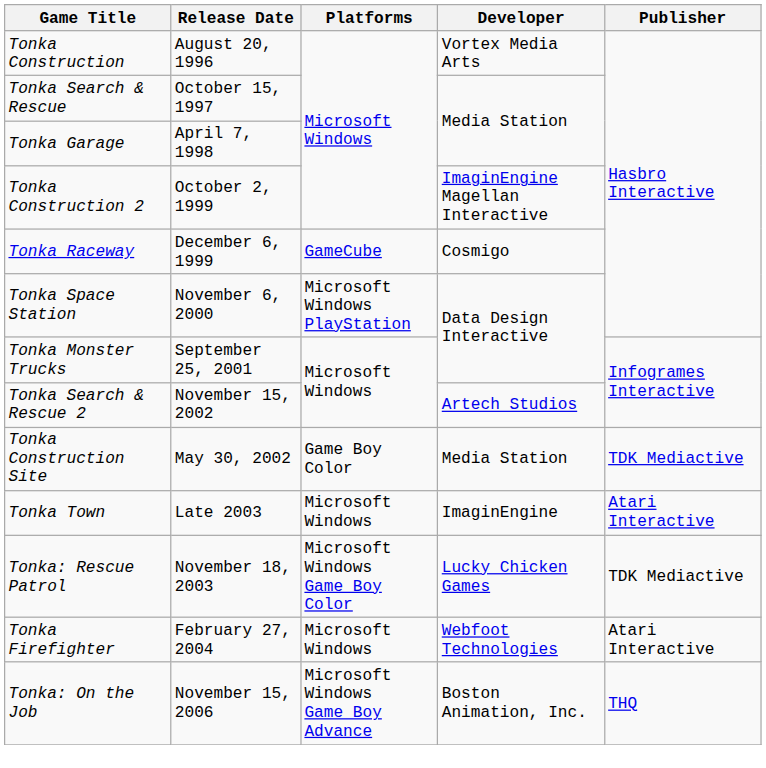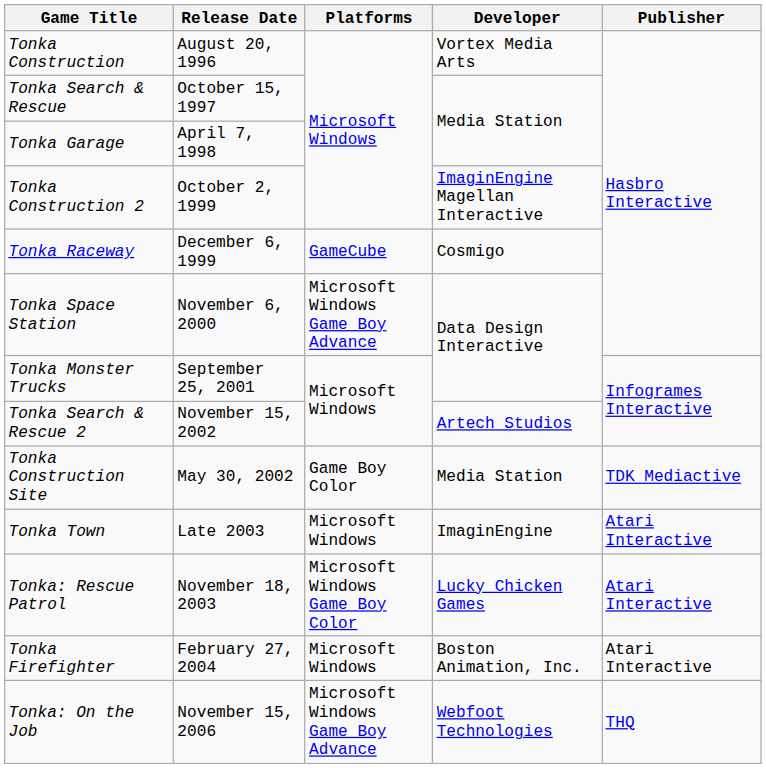(358, 306) Microsoft Windows PlayStation -> (353, 315) Microsoft Windows Game Boy Advance
(676, 576) TDK Mediactive -> (659, 595) Atari Interactive
(500, 640) Webfoot Technologies -> (509, 659) Boston Animation, Inc.
(514, 703) Boston Animation, Inc. -> (495, 722) Webfoot Technologies
